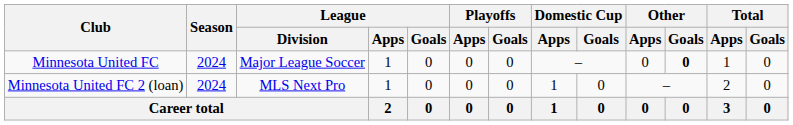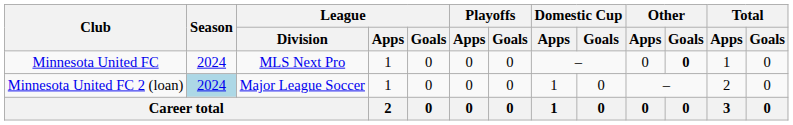(302, 62) Major League Soccer -> (302, 62) MLS Next Pro
(211, 85) no background -> (211, 85) lightblue background
(302, 85) MLS Next Pro -> (302, 85) Major League Soccer
